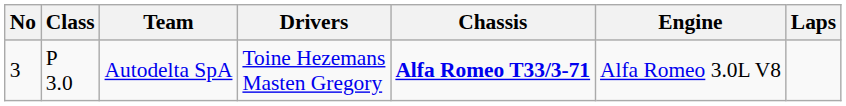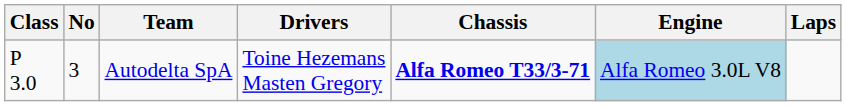columns swapped: (70, 22) <-> (23, 22)
(690, 70) no background -> (690, 70) lightblue background
